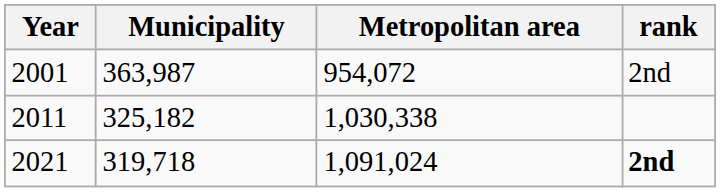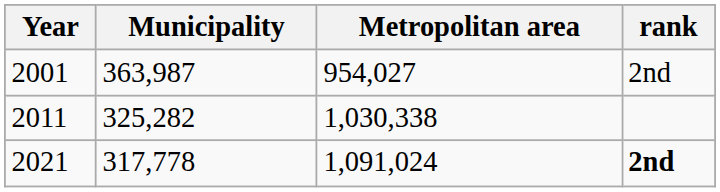(370, 72) 954,072 -> (370, 72) 954,027
(149, 117) 325,182 -> (149, 117) 325,282
(149, 162) 319,718 -> (149, 162) 317,778
